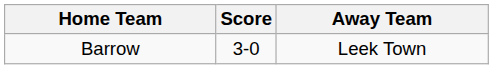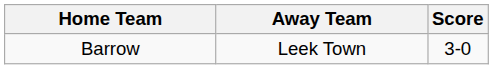columns swapped: (246, 19) <-> (382, 19)
